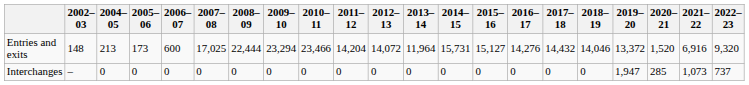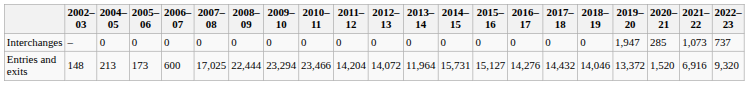rows swapped: (31, 48) <-> (35, 72)
